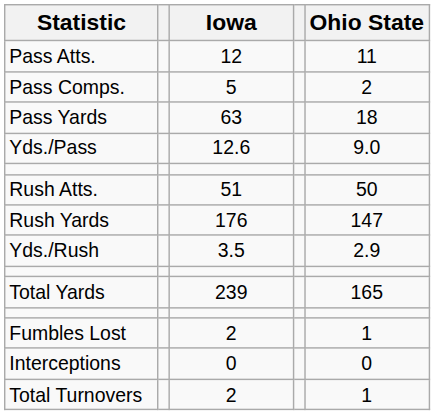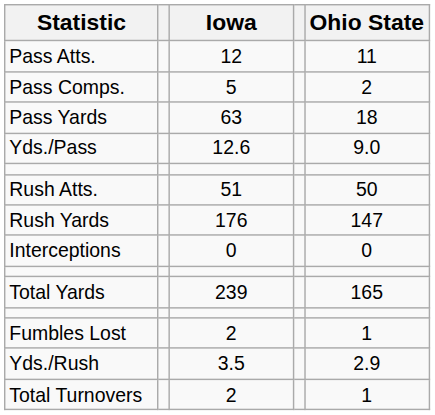rows swapped: (54, 251) <-> (65, 364)
